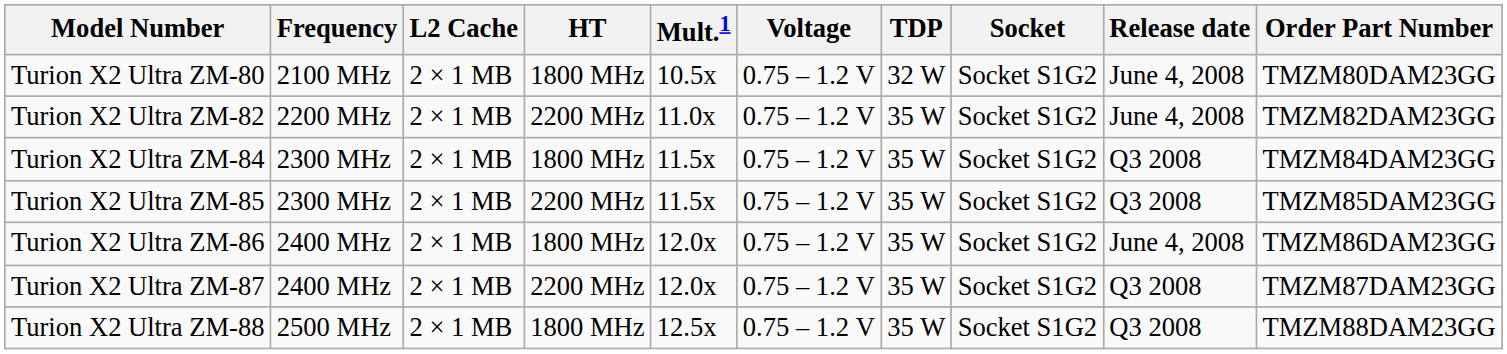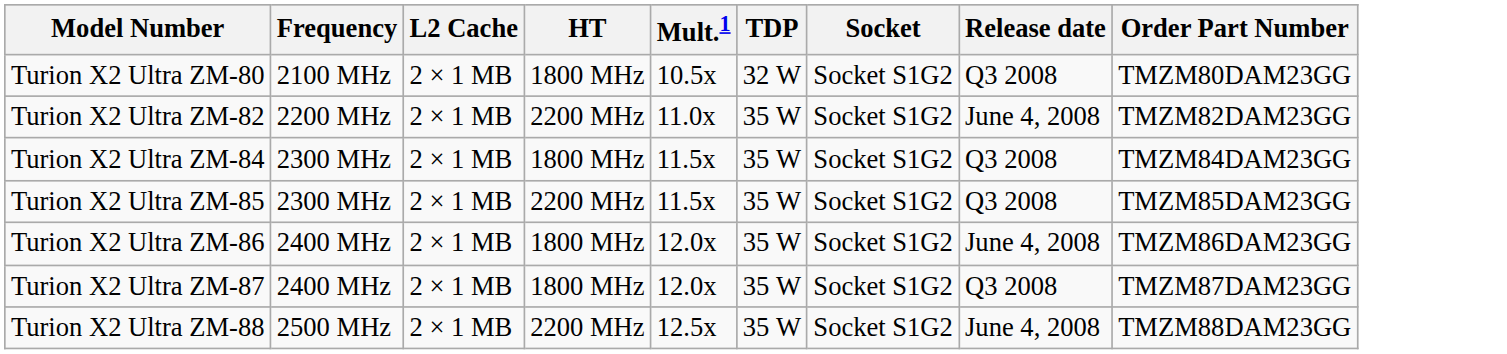- column: (809, 29)
(1177, 74) June 4, 2008 -> (1011, 74) Q3 2008
(587, 285) 2200 MHz -> (587, 285) 1800 MHz
(587, 327) 1800 MHz -> (587, 327) 2200 MHz
(1155, 327) Q3 2008 -> (1033, 327) June 4, 2008
